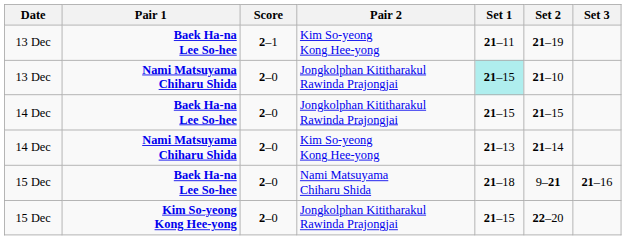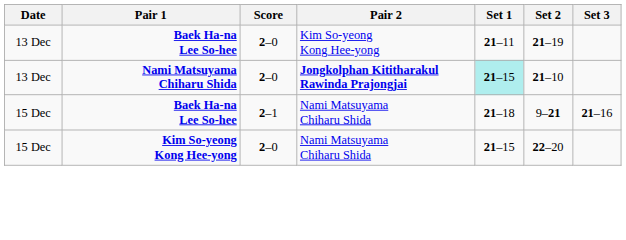(268, 42) 2–1 -> (268, 42) 2–0
(363, 77) normal -> (369, 77) bold
- row: (33, 112)
- row: (33, 147)
(268, 183) 2–0 -> (268, 112) 2–1
(363, 218) Jongkolphan Kititharakul Rawinda Prajongjai -> (344, 147) Nami Matsuyama Chiharu Shida
